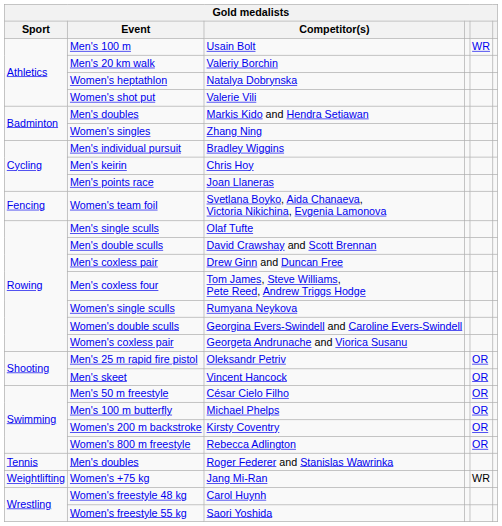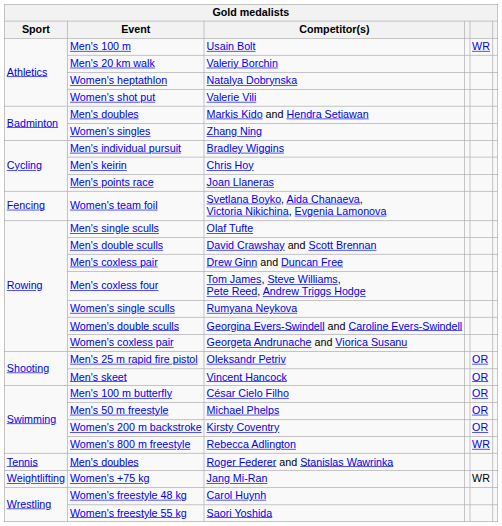(119, 394) Men's 50 m freestyle -> (121, 394) Men's 100 m butterfly
(121, 411) Men's 100 m butterfly -> (119, 411) Men's 50 m freestyle
(480, 445) OR -> (481, 445) WR
